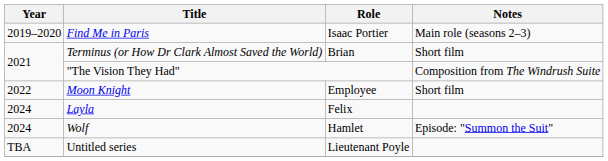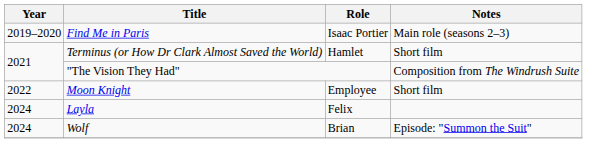(341, 52) Brian -> (345, 52) Hamlet
(345, 128) Hamlet -> (341, 128) Brian
- row: (102, 147)
